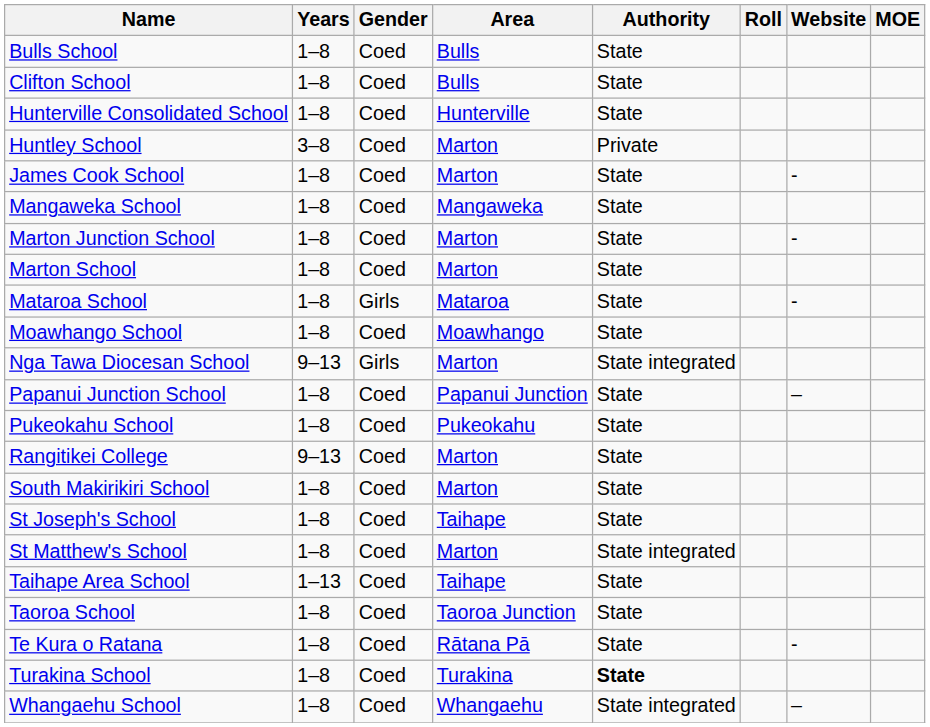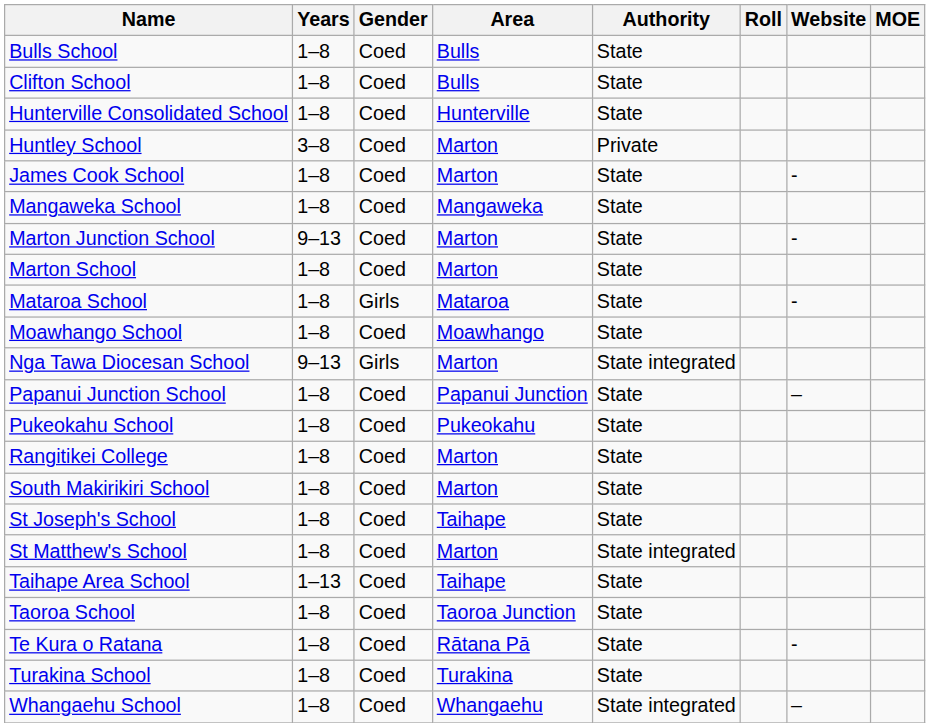(314, 238) 1–8 -> (319, 238) 9–13
(319, 457) 9–13 -> (314, 457) 1–8
(621, 675) bold -> (620, 675) normal
